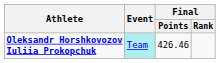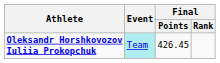(173, 45) 426.46 -> (173, 45) 426.45
